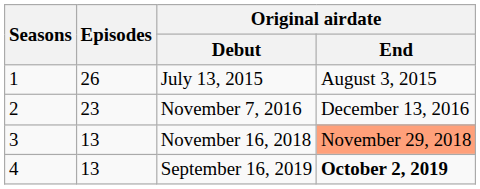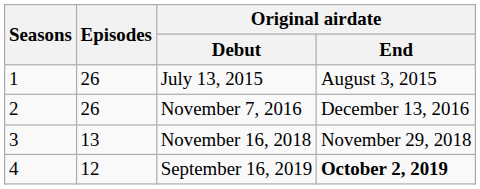(90, 109) 23 -> (90, 109) 26
(396, 139) lightsalmon background -> (396, 139) no background
(90, 169) 13 -> (90, 169) 12
